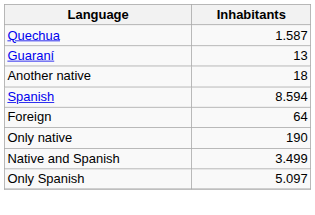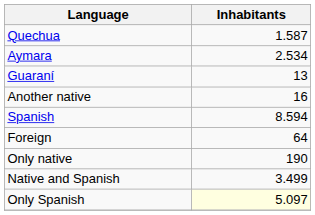+ row: (30, 55)
(301, 76) 18 -> (301, 96) 16
(292, 179) no background -> (292, 199) lightyellow background
